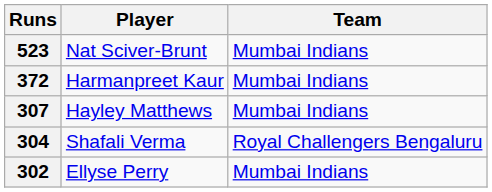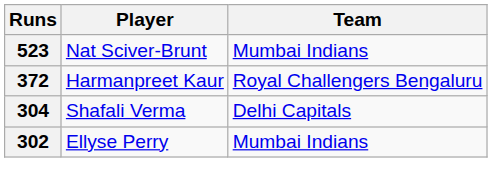(300, 80) Mumbai Indians -> (358, 80) Royal Challengers Bengaluru
- row: (33, 111)
(358, 141) Royal Challengers Bengaluru -> (292, 111) Delhi Capitals
